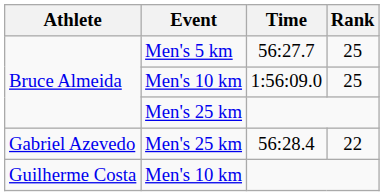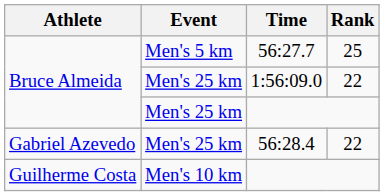(194, 82) Men's 10 km -> (194, 82) Men's 25 km
(353, 82) 25 -> (353, 82) 22
